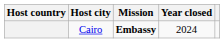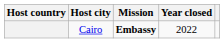(187, 29) 2024 -> (187, 29) 2022
